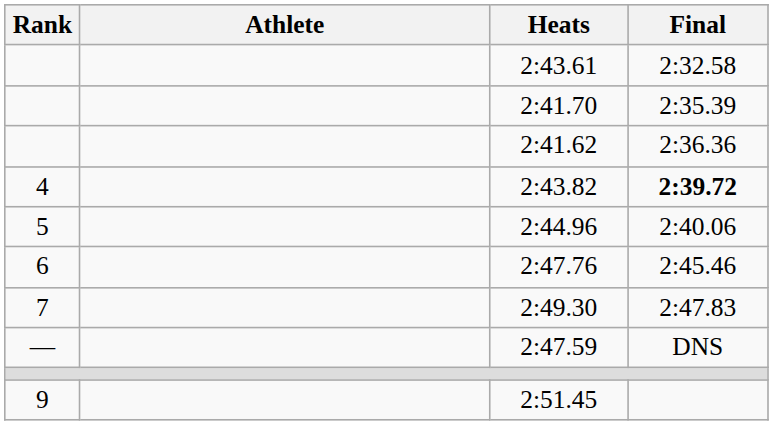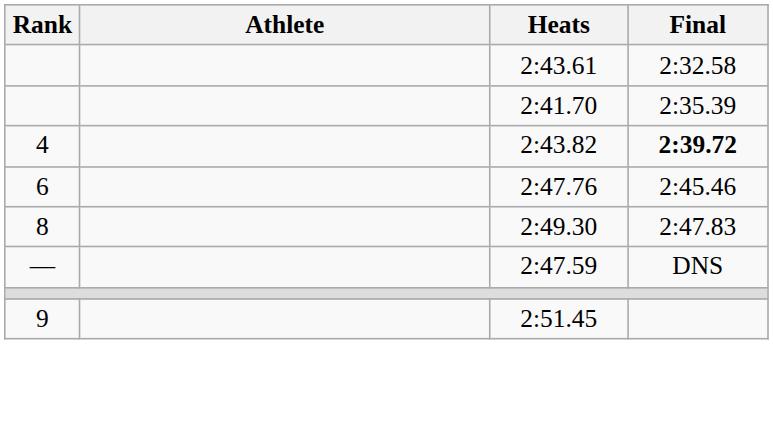- row: (559, 145)
- row: (559, 226)
(42, 307) 7 -> (42, 226) 8
